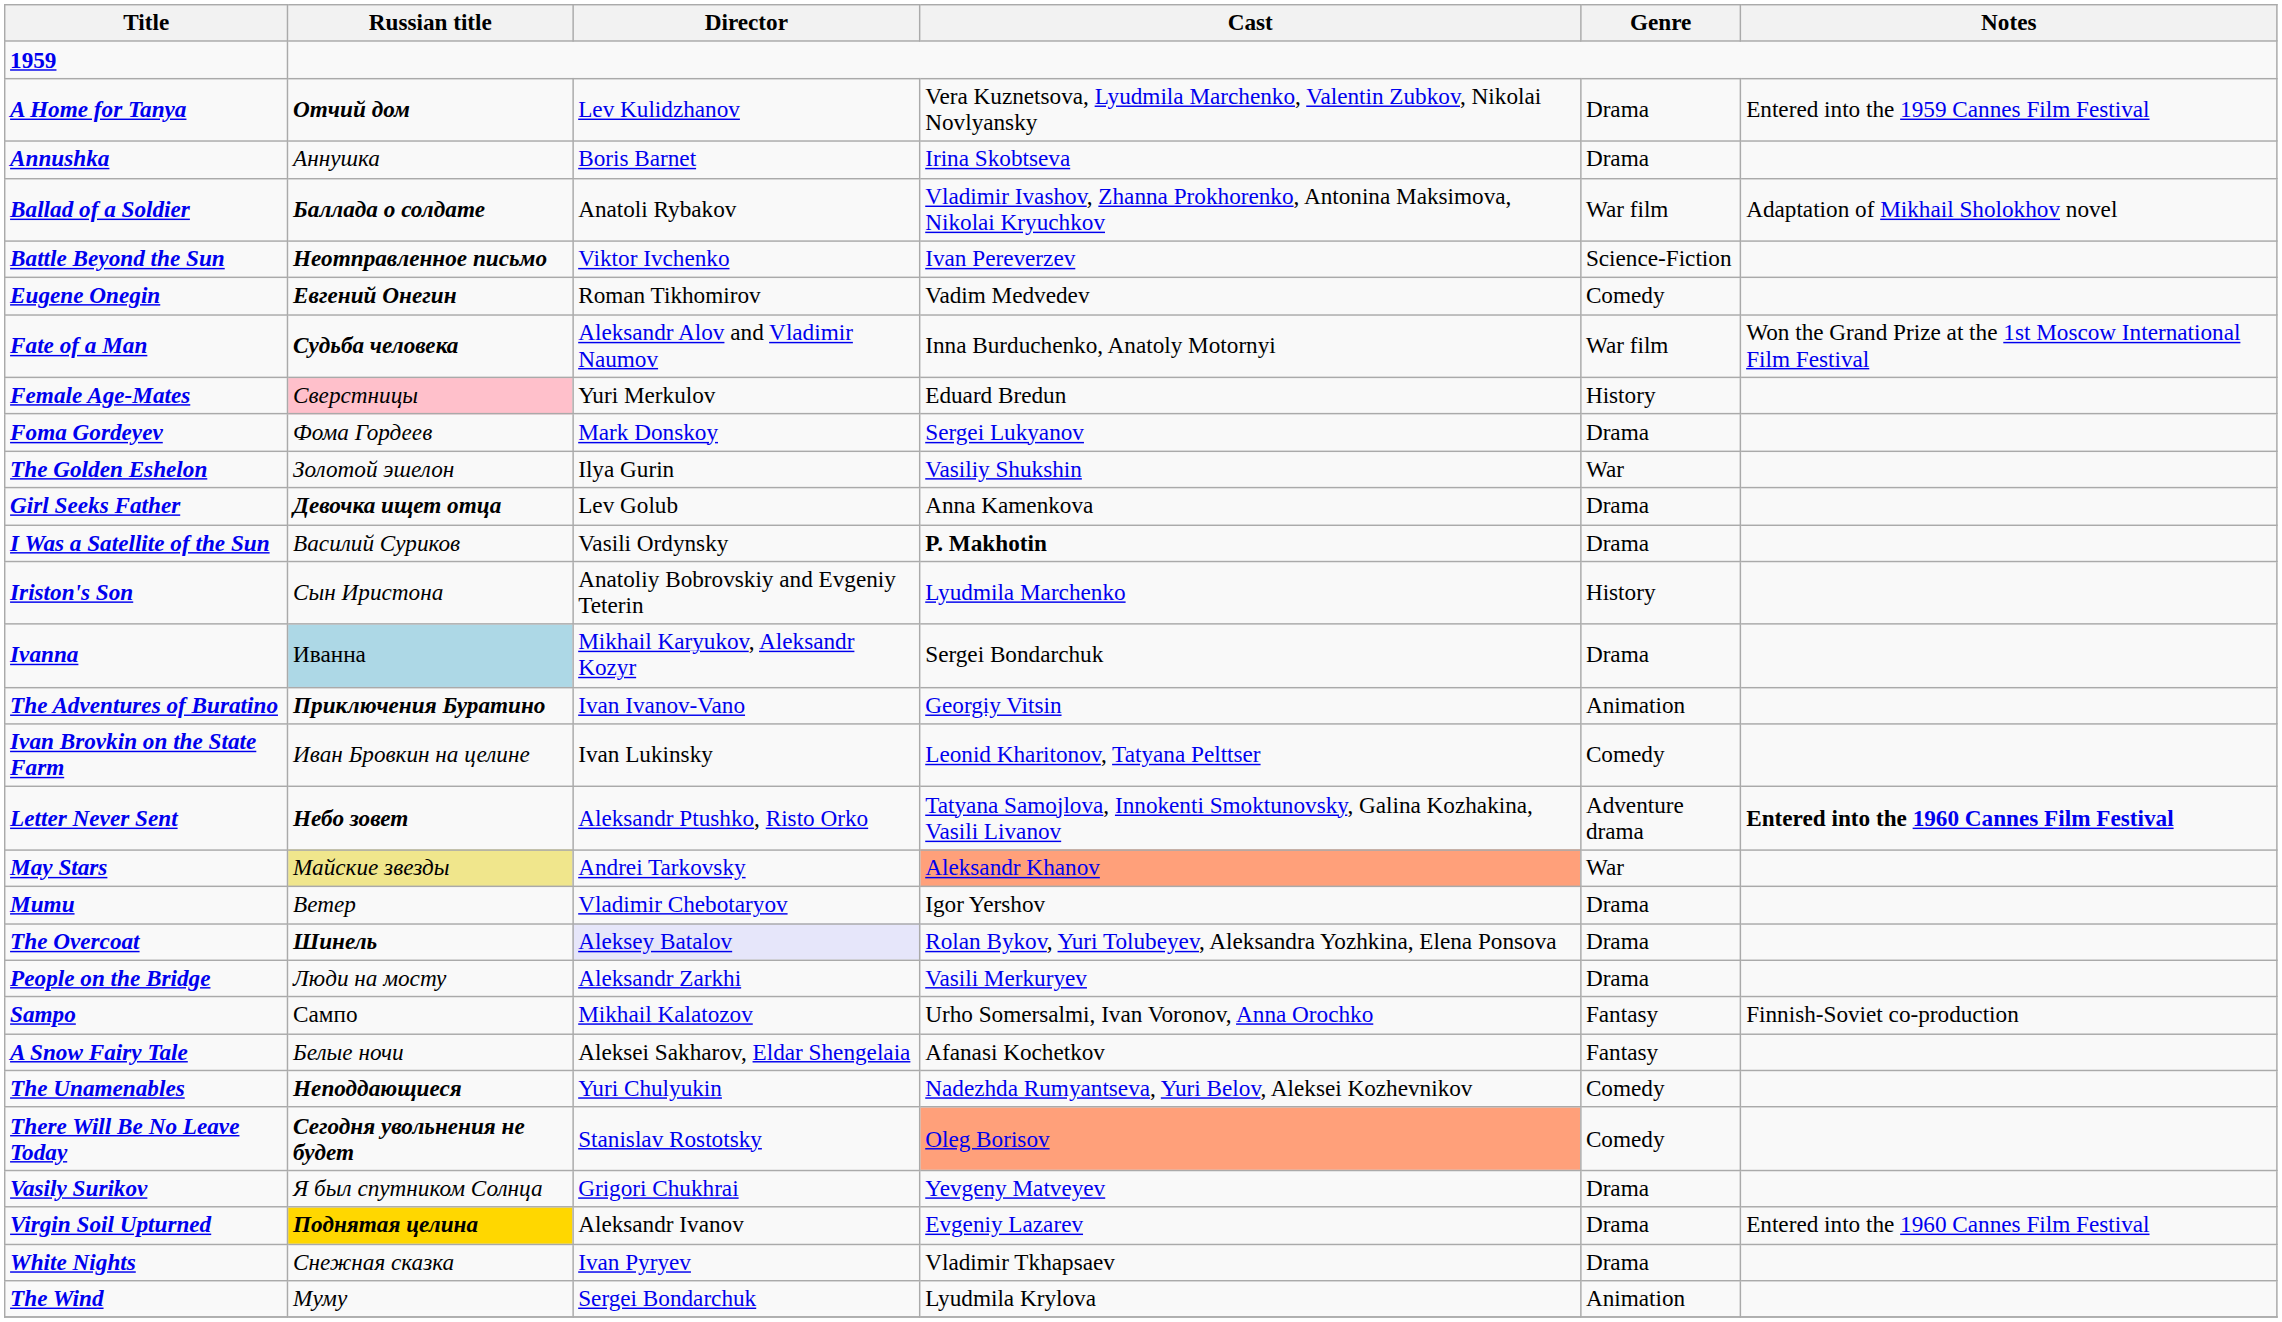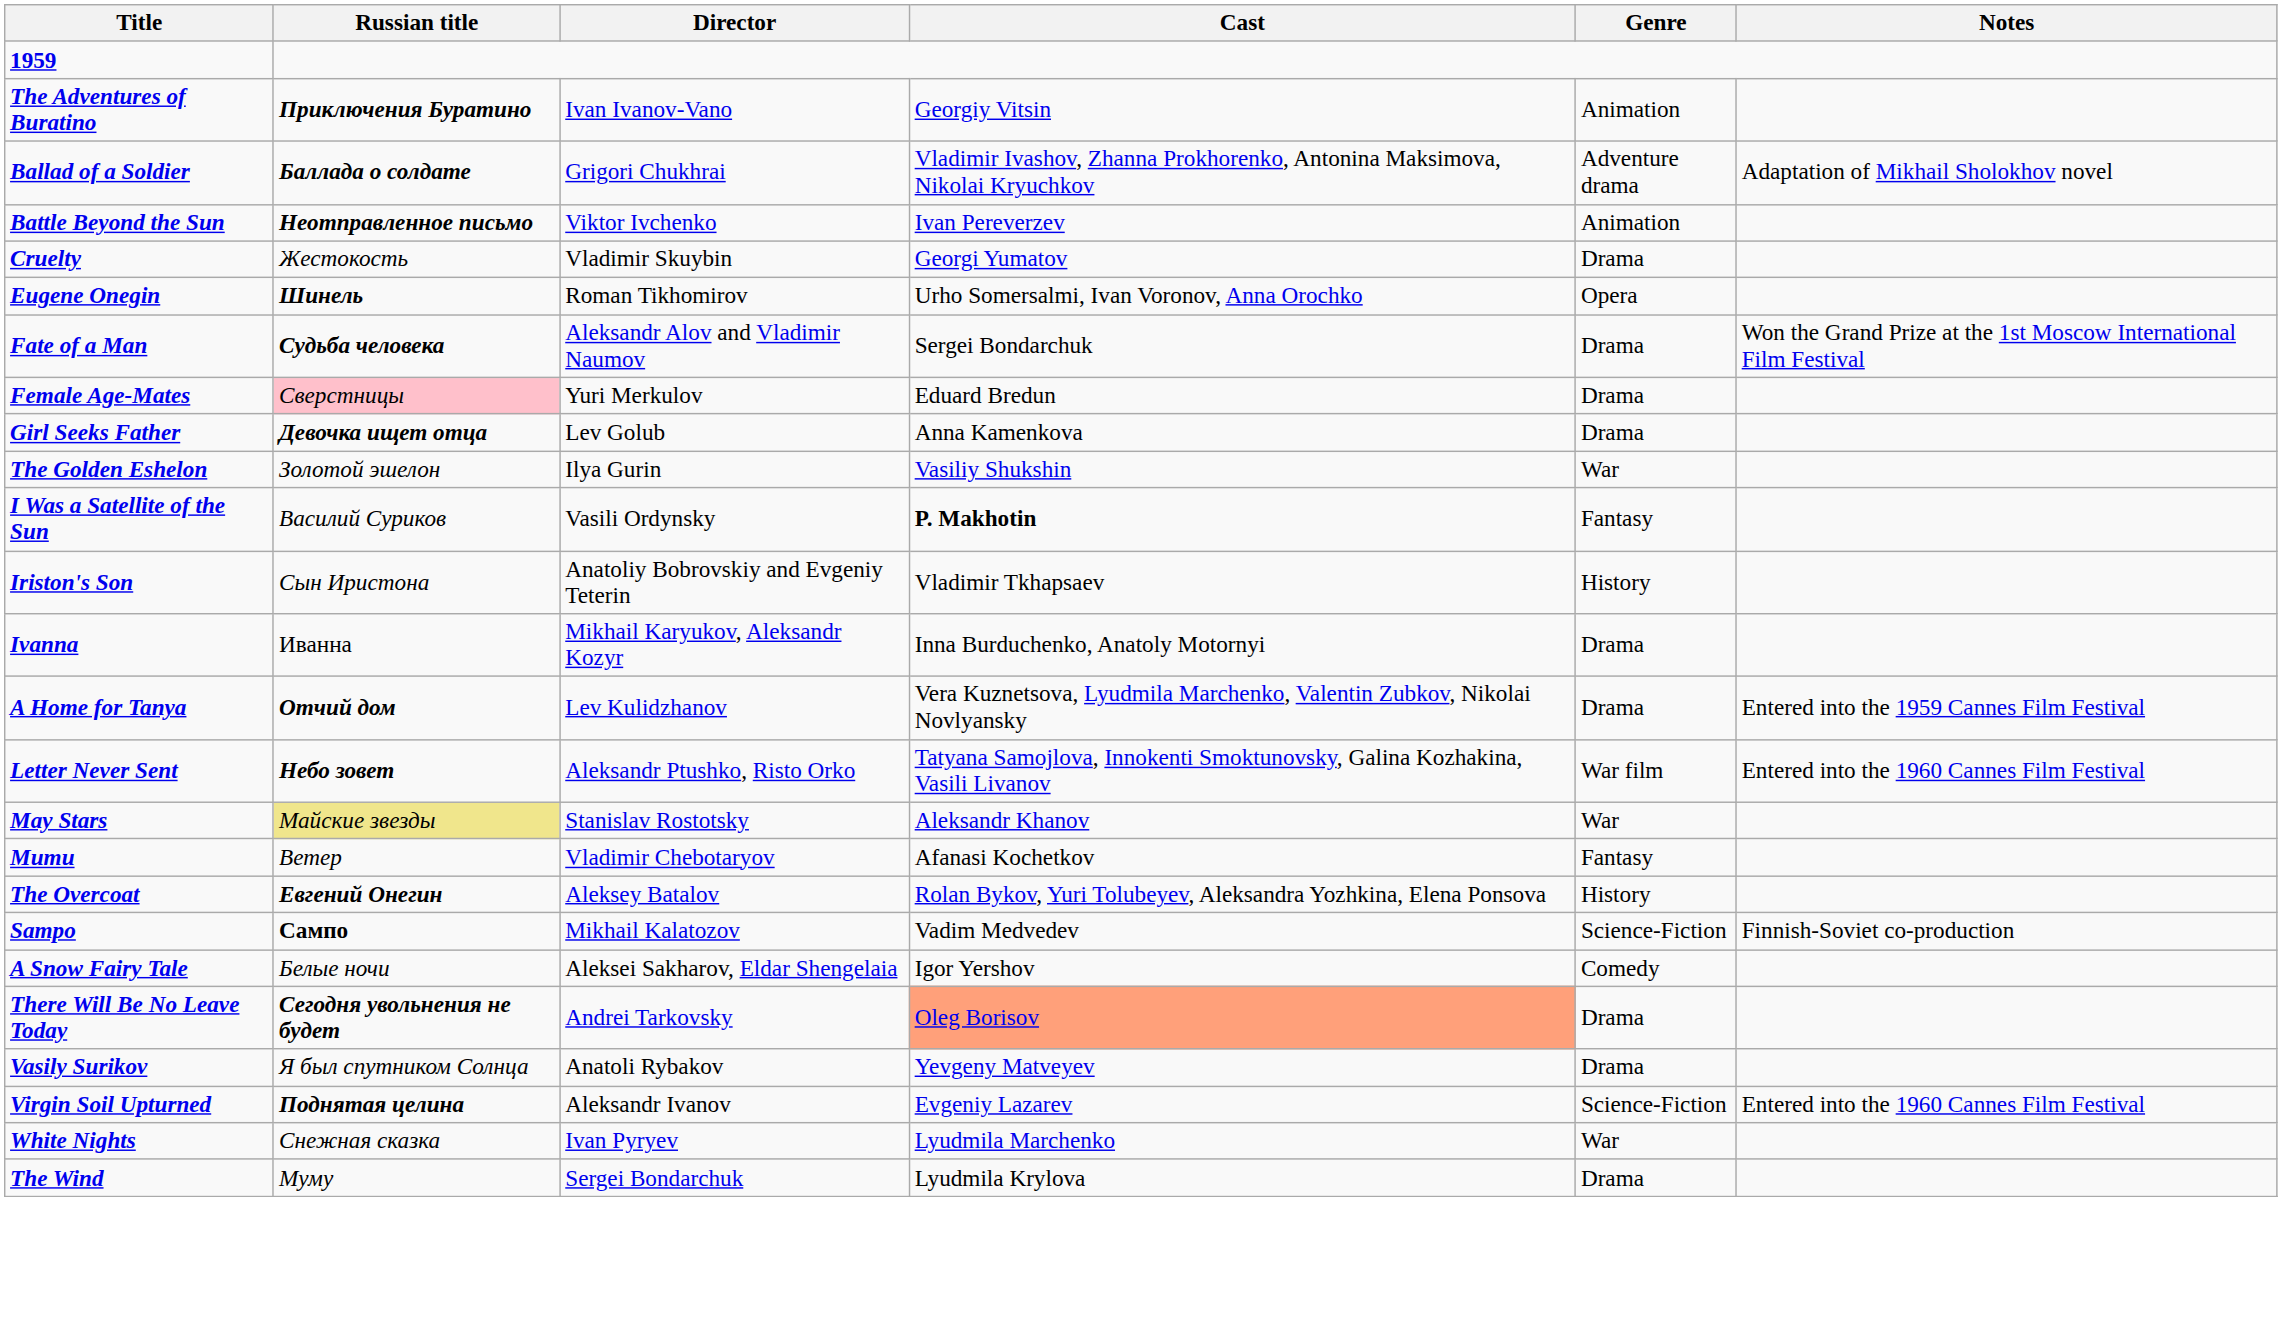rows swapped: (144, 705) <-> (98, 109)
- row: (60, 159)
(657, 209) Anatoli Rybakov -> (645, 172) Grigori Chukhrai
(1627, 209) War film -> (1630, 172) Adventure drama
(1659, 259) Science-Fiction -> (1630, 222) Animation
+ row: (46, 259)
(375, 295) Евгений Онегин -> (321, 295) Шинель
(1007, 295) Vadim Medvedev -> (1139, 295) Urho Somersalmi, Ivan Voronov, Anna Orochko
(1625, 295) Comedy -> (1609, 295) Opera
(1100, 345) Inna Burduchenko, Anatoly Motornyi -> (1004, 345) Sergei Bondarchuk
(1627, 345) War film -> (1612, 345) Drama
(1621, 395) History -> (1612, 395) Drama
- row: (86, 432)
rows swapped: (95, 505) <-> (109, 469)
(1617, 542) Drama -> (1617, 518) Fantasy
(1025, 592) Lyudmila Marchenko -> (1009, 581) Vladimir Tkhapsaev
(329, 655) lightblue background -> (315, 644) no background
(1014, 655) Sergei Bondarchuk -> (1090, 644) Inna Burduchenko, Anatoly Motornyi
- row: (133, 755)
(1635, 818) Adventure drama -> (1622, 770) War film
(1960, 818) bold -> (1943, 770) normal
(662, 867) Andrei Tarkovsky -> (657, 820) Stanislav Rostotsky
(1013, 867) lightsalmon background -> (1002, 820) no background
(985, 904) Igor Yershov -> (1005, 857) Afanasi Kochetkov
(1617, 904) Drama -> (1617, 857) Fantasy
(335, 941) Шинель -> (361, 893) Евгений Онегин
(655, 941) lavender background -> (642, 893) no background
(1617, 941) Drama -> (1616, 893) History
- row: (110, 978)
(325, 1015) normal -> (314, 930) bold
(1149, 1015) Urho Somersalmi, Ivan Voronov, Anna Orochko -> (997, 930) Vadim Medvedev
(1622, 1015) Fantasy -> (1654, 930) Science-Fiction
(1015, 1051) Afanasi Kochetkov -> (975, 967) Igor Yershov
(1622, 1051) Fantasy -> (1620, 967) Comedy
- row: (97, 1088)
(670, 1138) Stanislav Rostotsky -> (649, 1017) Andrei Tarkovsky
(1625, 1138) Comedy -> (1612, 1017) Drama
(658, 1188) Grigori Chukhrai -> (644, 1067) Anatoli Rybakov
(386, 1225) gold background -> (372, 1104) no background
(1617, 1225) Drama -> (1654, 1104) Science-Fiction
(1020, 1261) Vladimir Tkhapsaev -> (1015, 1140) Lyudmila Marchenko
(1617, 1261) Drama -> (1600, 1140) War
(1635, 1298) Animation -> (1612, 1177) Drama
